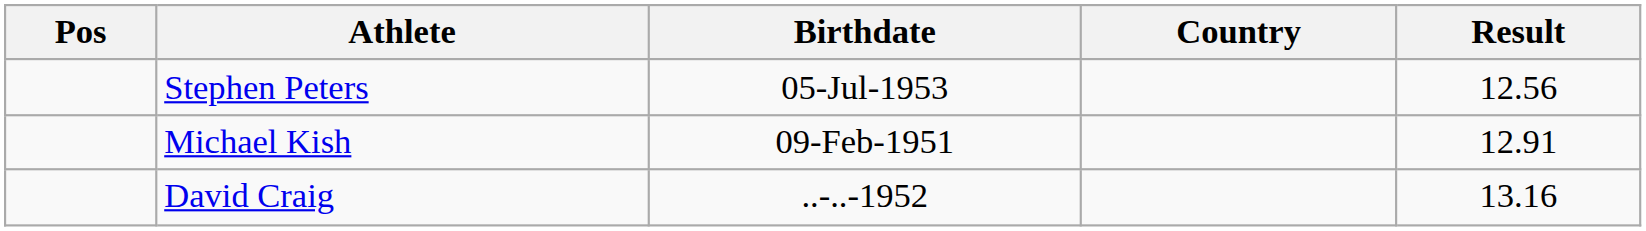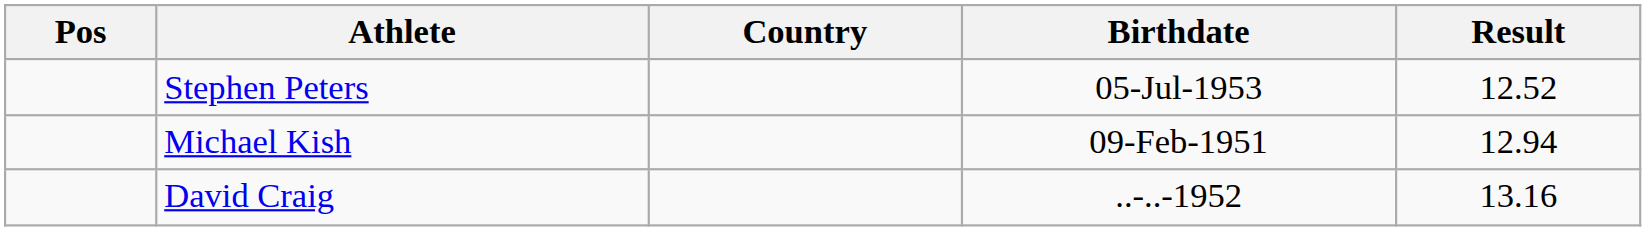columns swapped: (865, 31) <-> (1239, 31)
(1518, 86) 12.56 -> (1518, 86) 12.52
(1518, 141) 12.91 -> (1518, 141) 12.94
